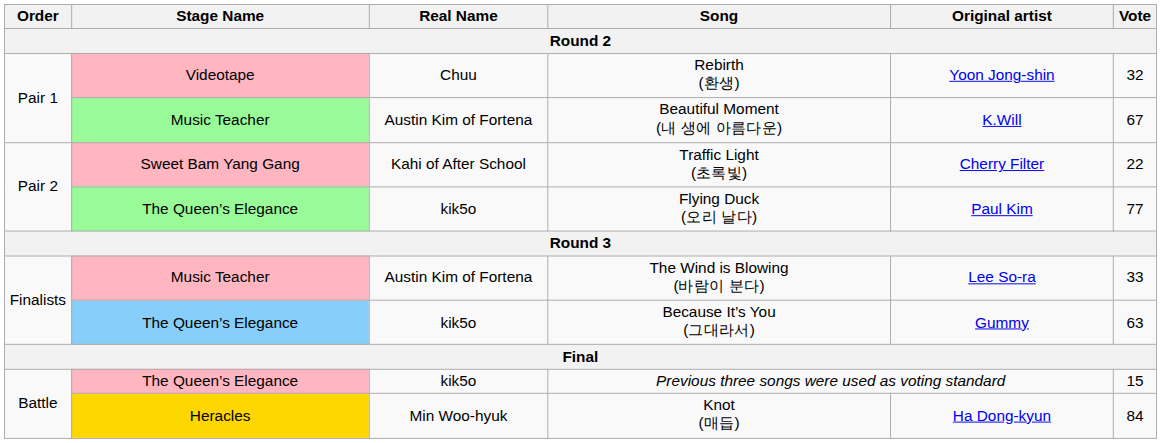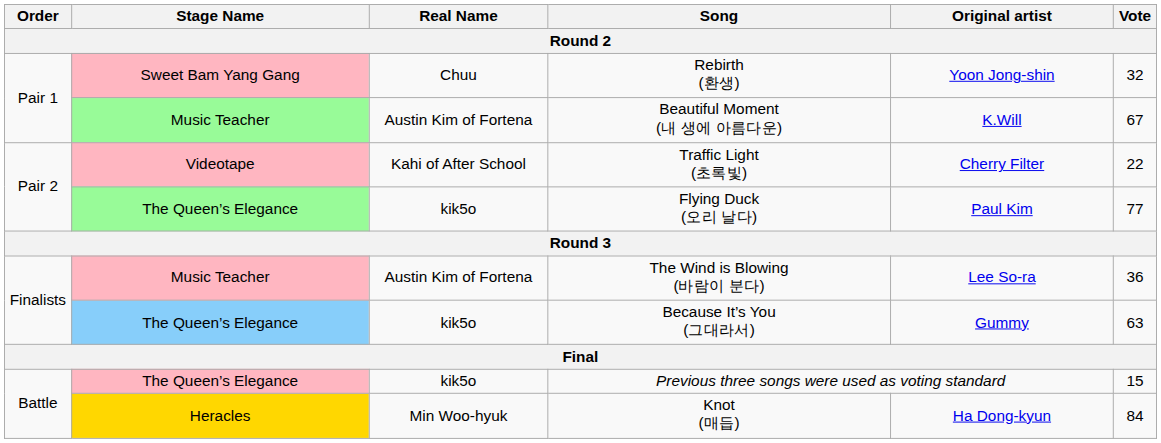(220, 75) Videotape -> (220, 75) Sweet Bam Yang Gang
(220, 164) Sweet Bam Yang Gang -> (220, 164) Videotape
(1135, 277) 33 -> (1135, 277) 36
